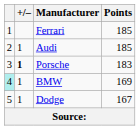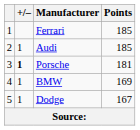(124, 65) 183 -> (124, 65) 181
(9, 82) paleturquoise background -> (9, 82) no background
